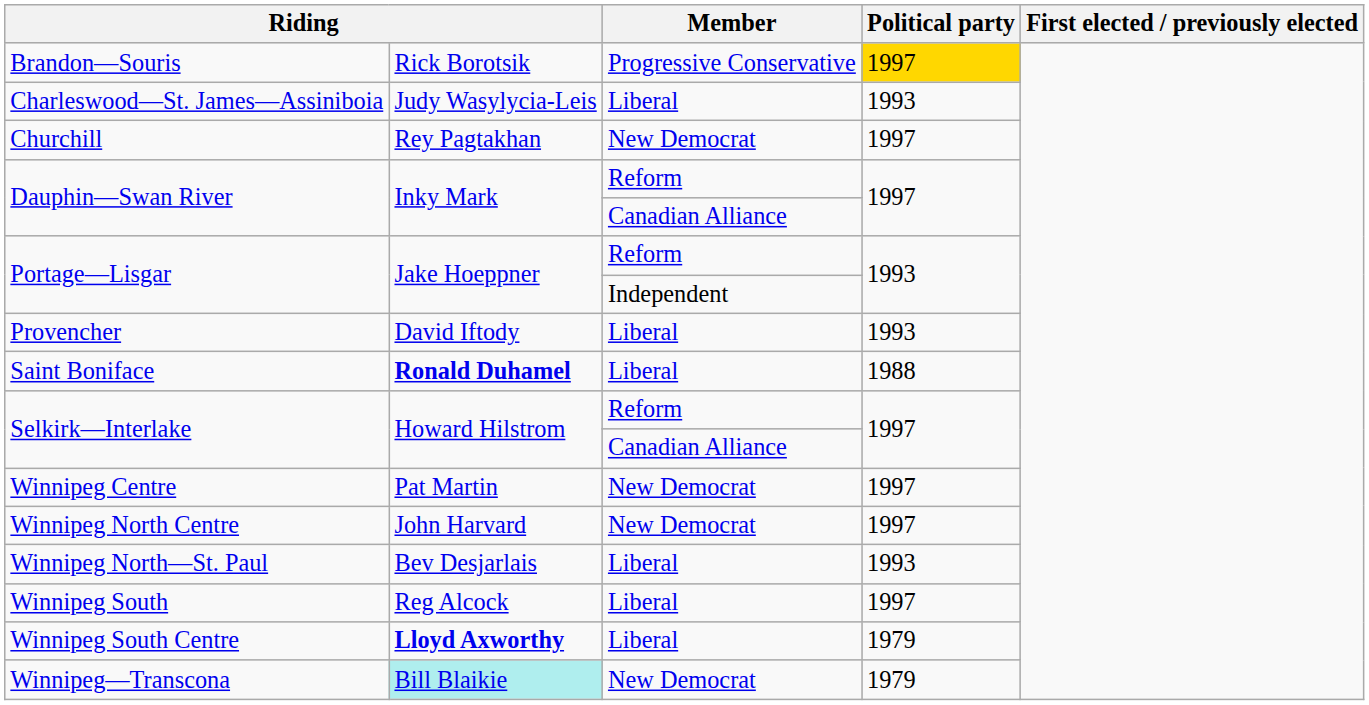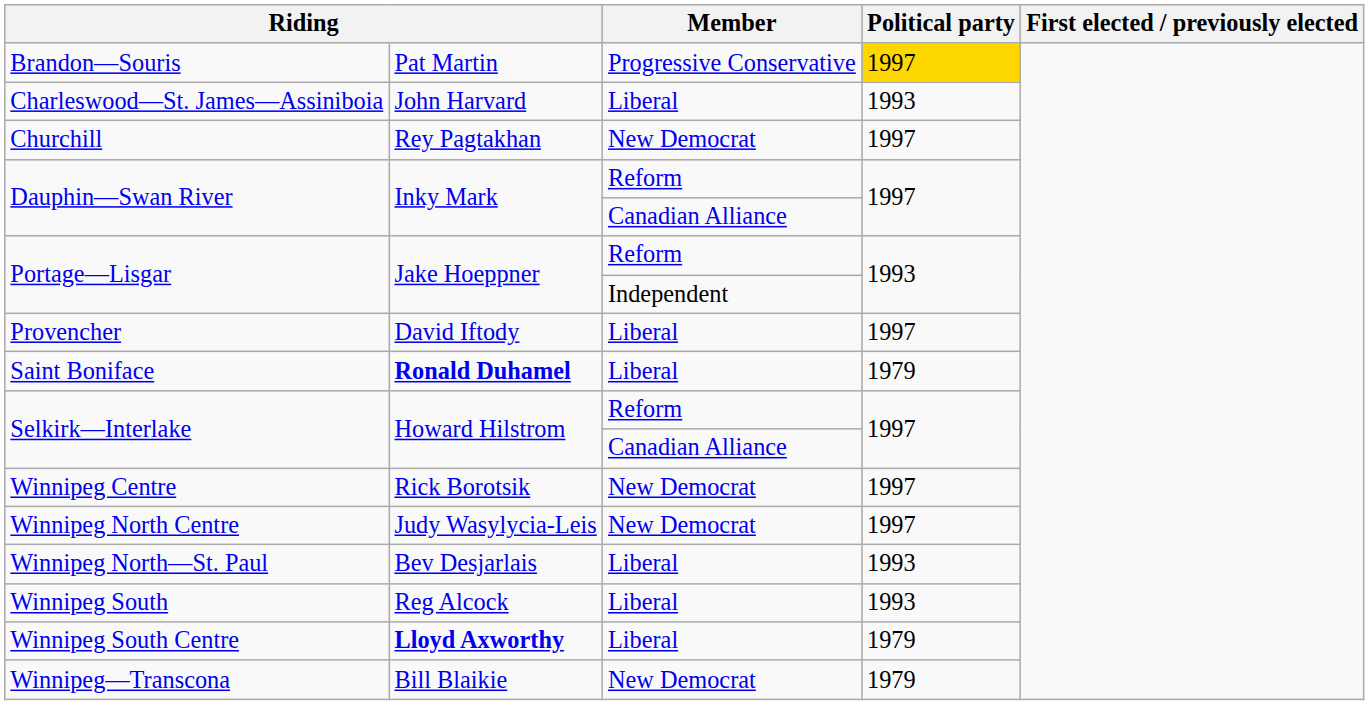(462, 62) Rick Borotsik -> (446, 62) Pat Martin
(496, 100) Judy Wasylycia-Leis -> (460, 100) John Harvard
(891, 332) 1993 -> (891, 332) 1997
(891, 370) 1988 -> (891, 370) 1979
(446, 486) Pat Martin -> (462, 486) Rick Borotsik
(460, 525) John Harvard -> (496, 525) Judy Wasylycia-Leis
(891, 602) 1997 -> (891, 602) 1993
(451, 679) paleturquoise background -> (451, 679) no background
